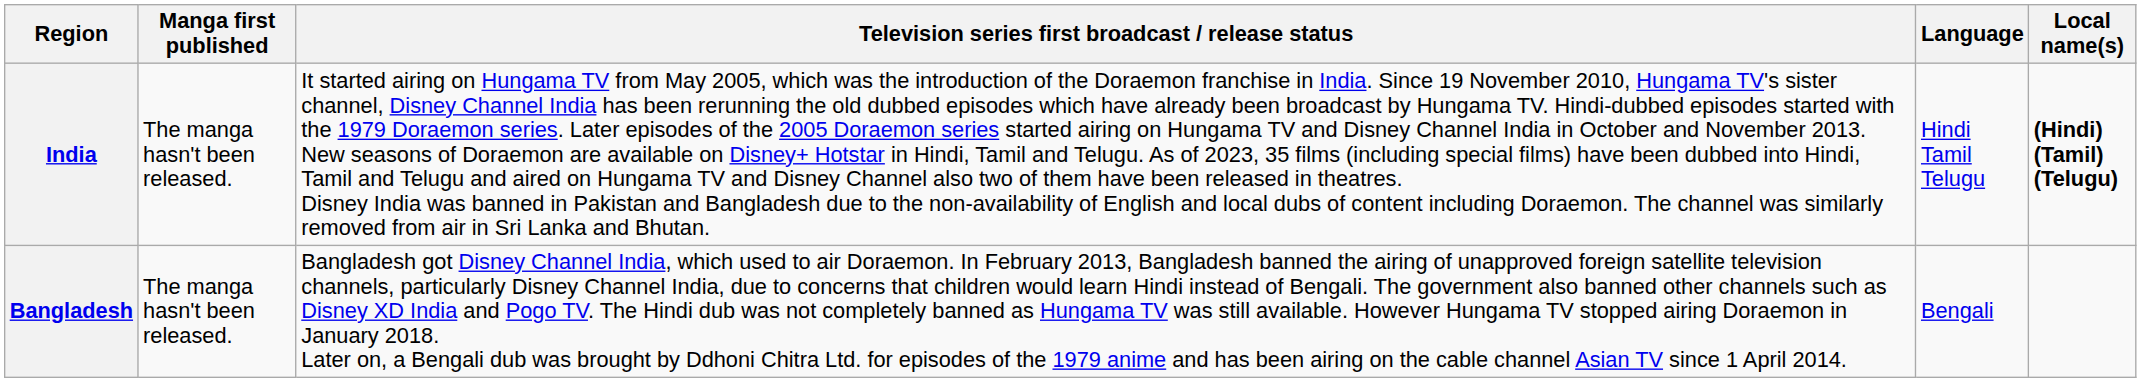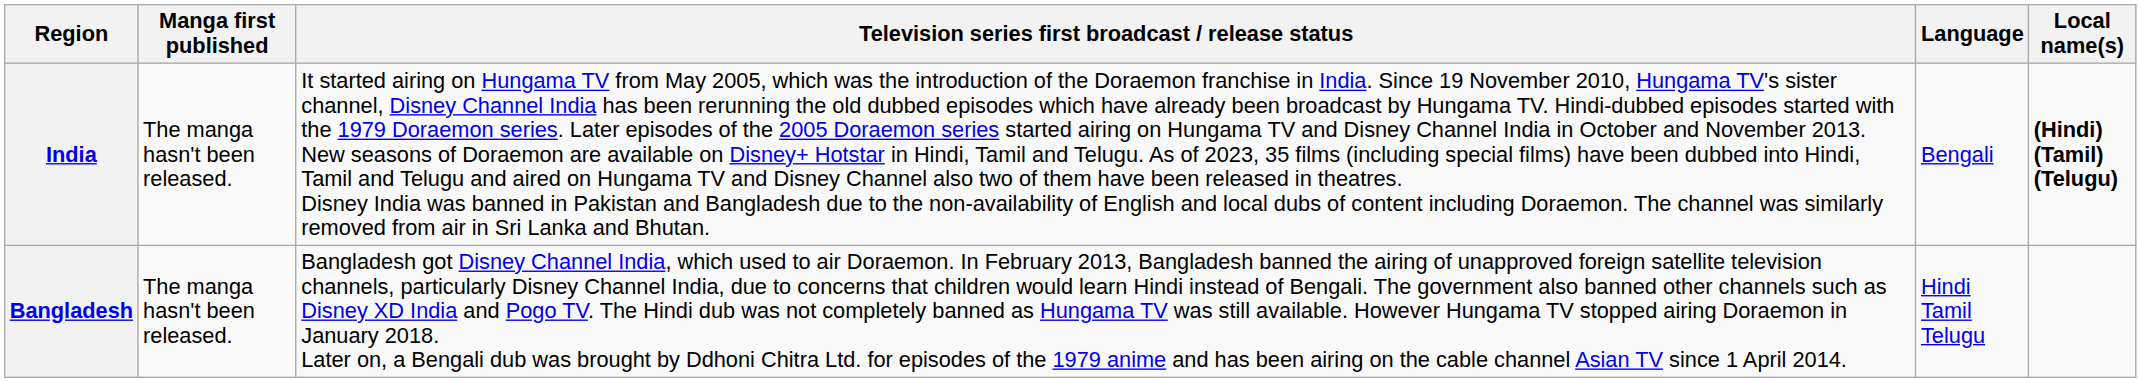(1953, 154) Hindi Tamil Telugu -> (1957, 154) Bengali
(1957, 311) Bengali -> (1953, 311) Hindi Tamil Telugu
